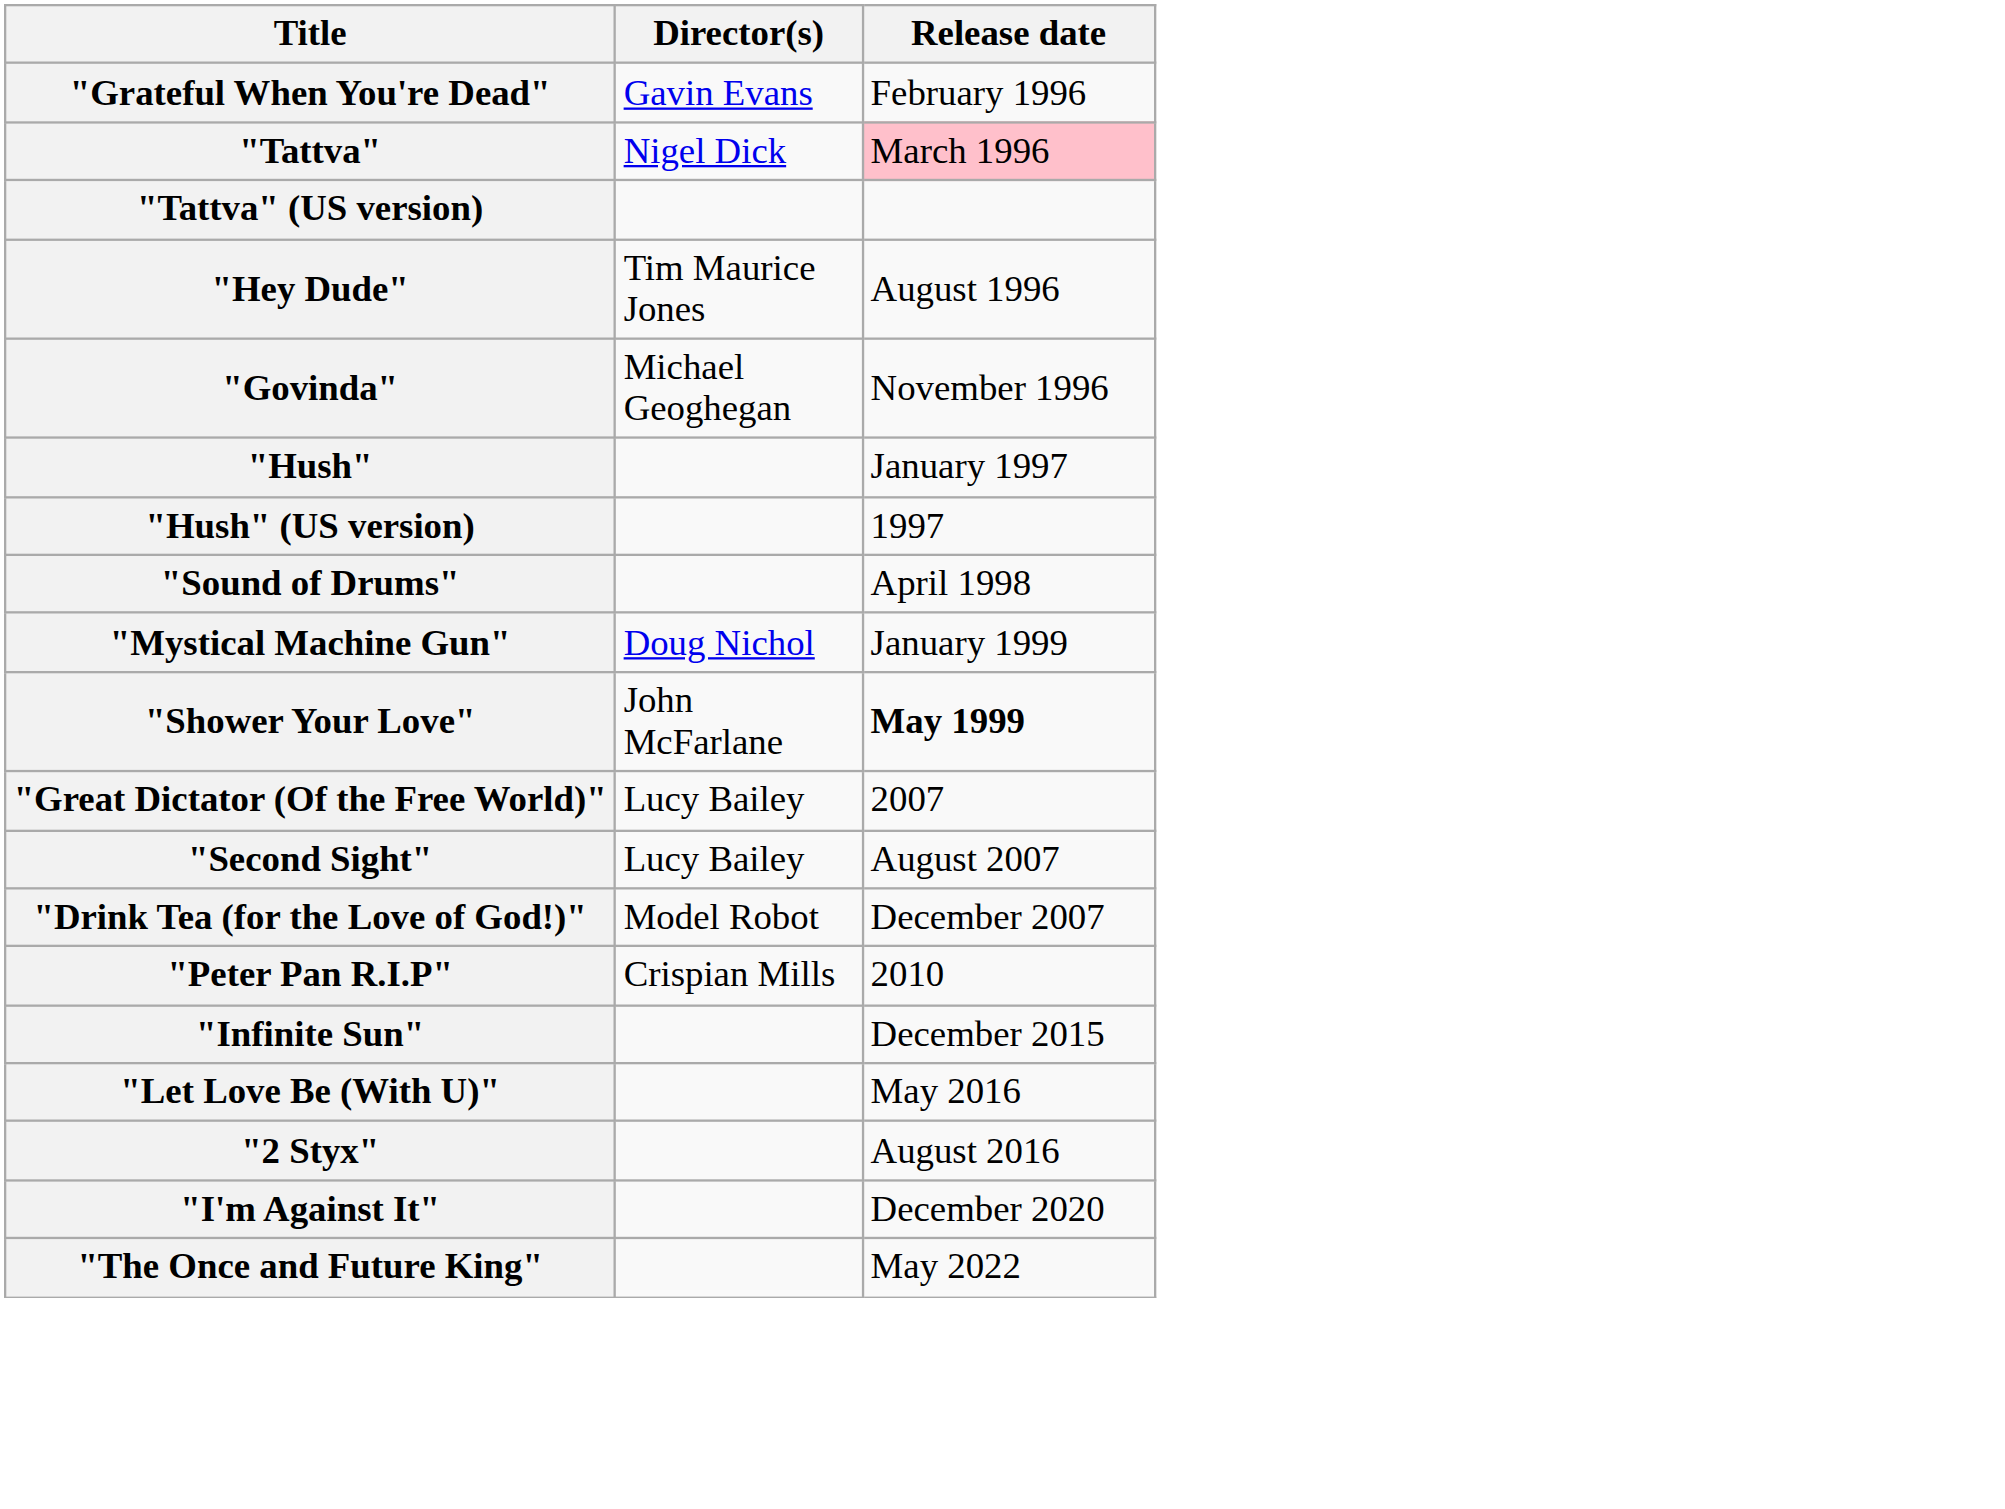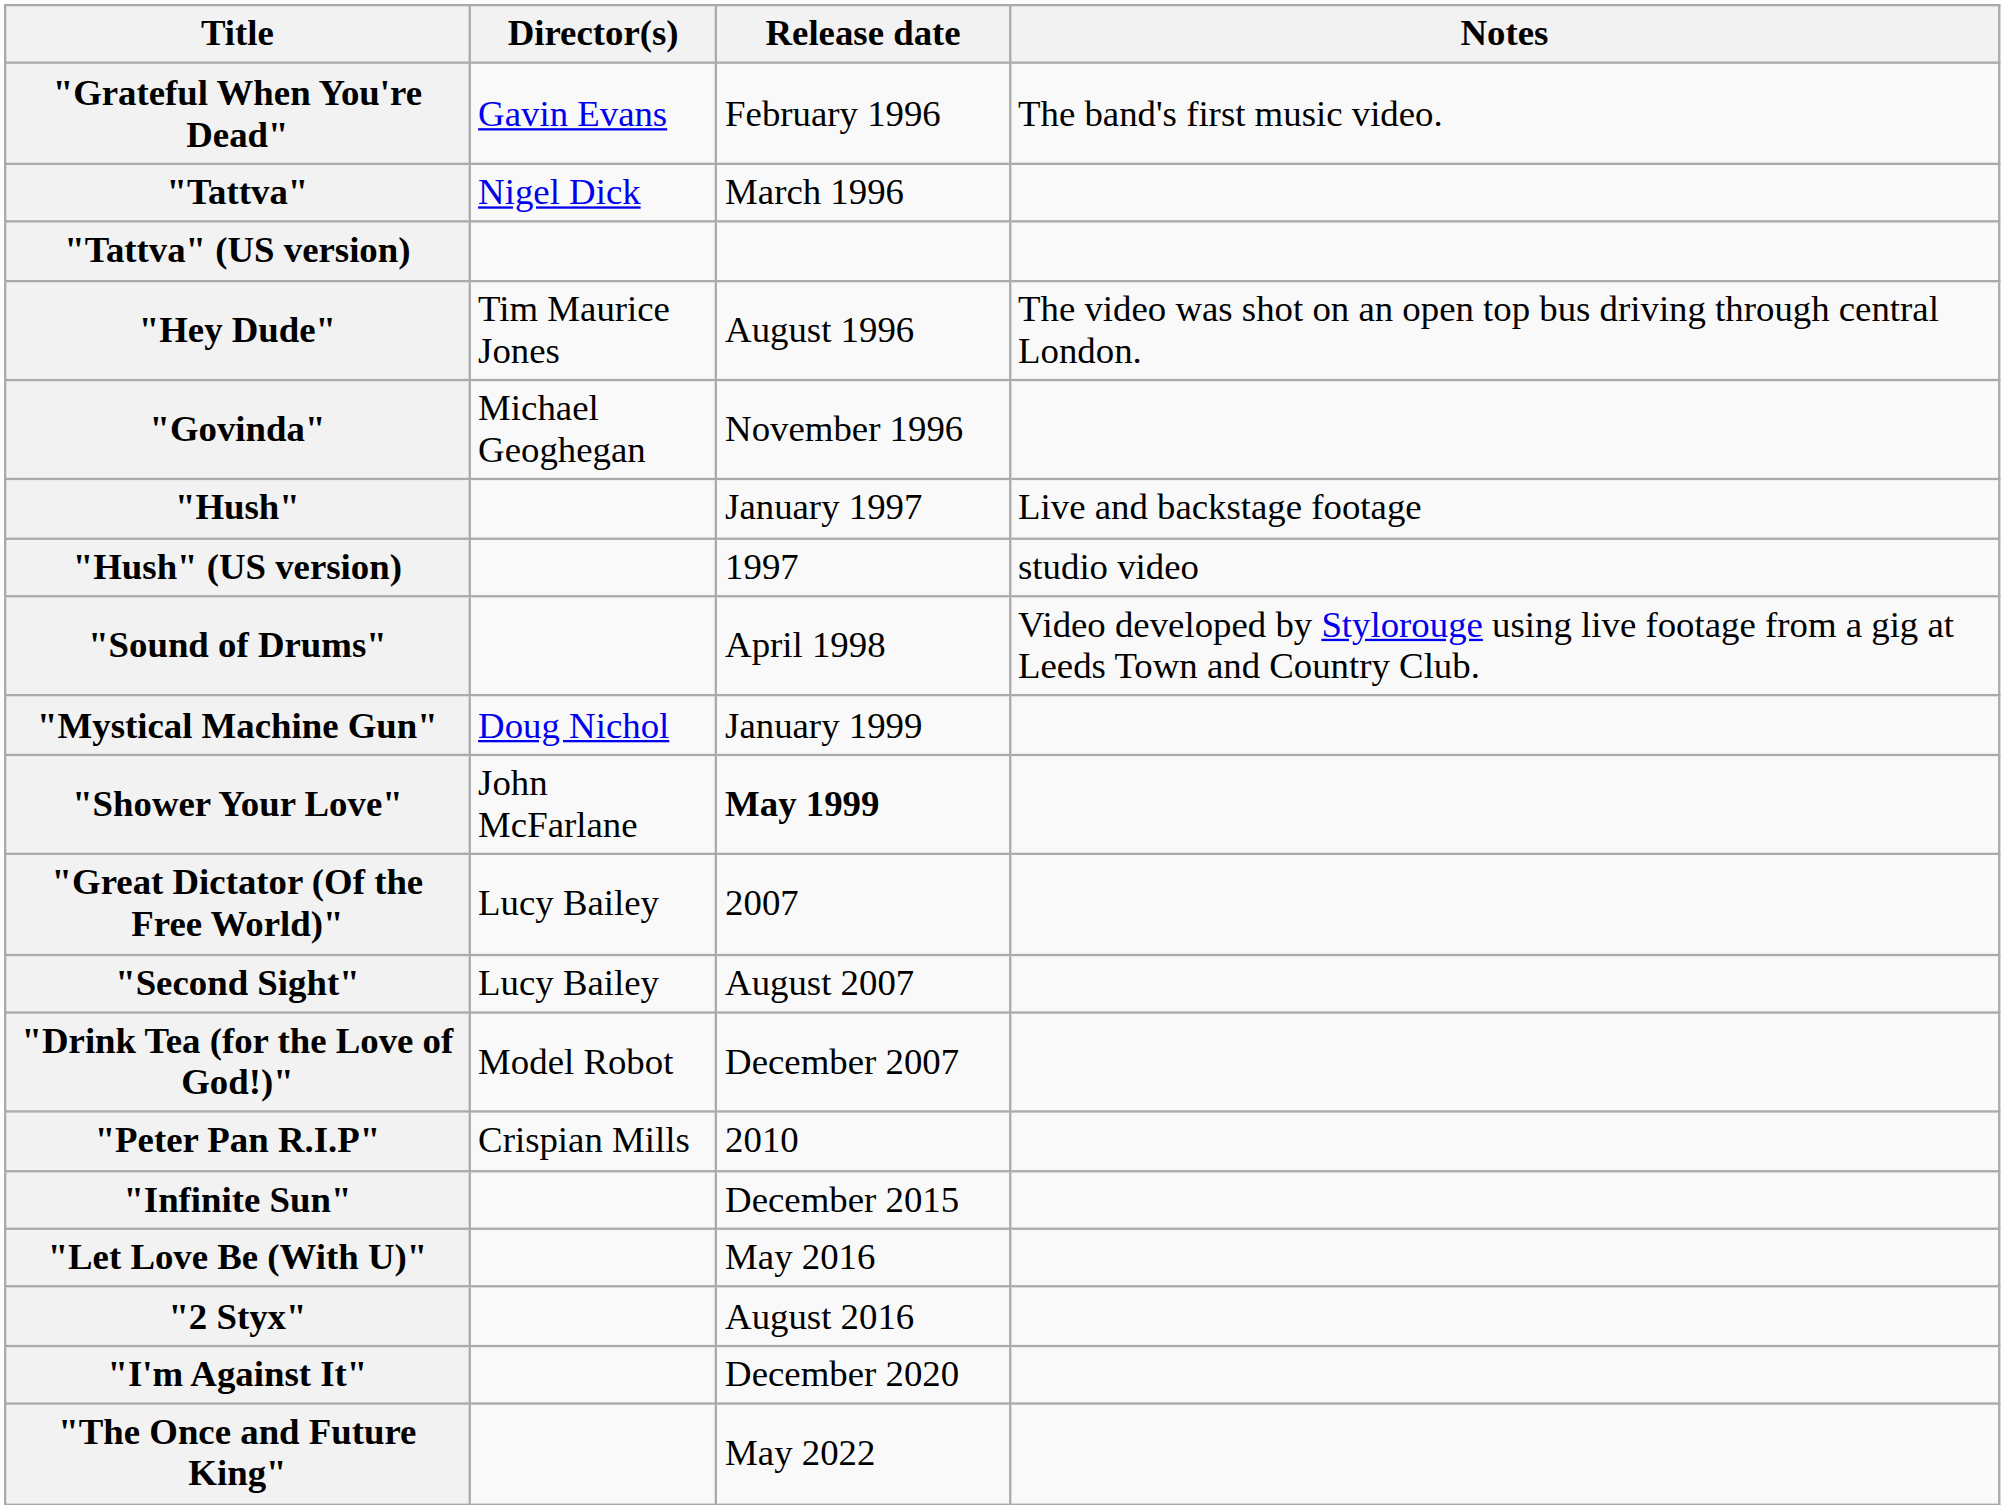+ column: (1504, 33)
(960, 150) pink background -> (815, 191) no background
